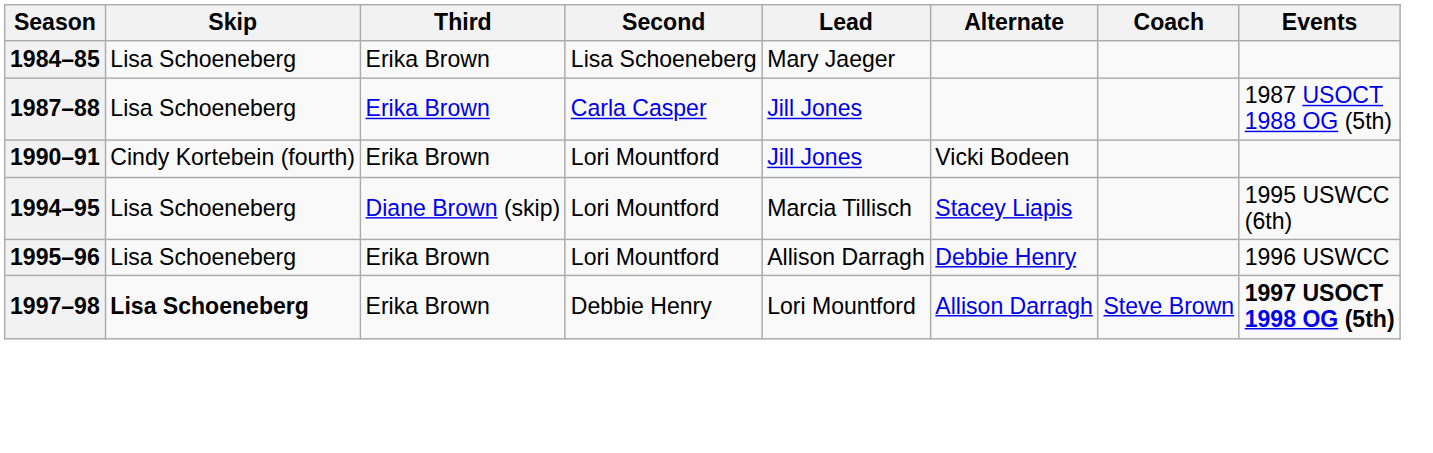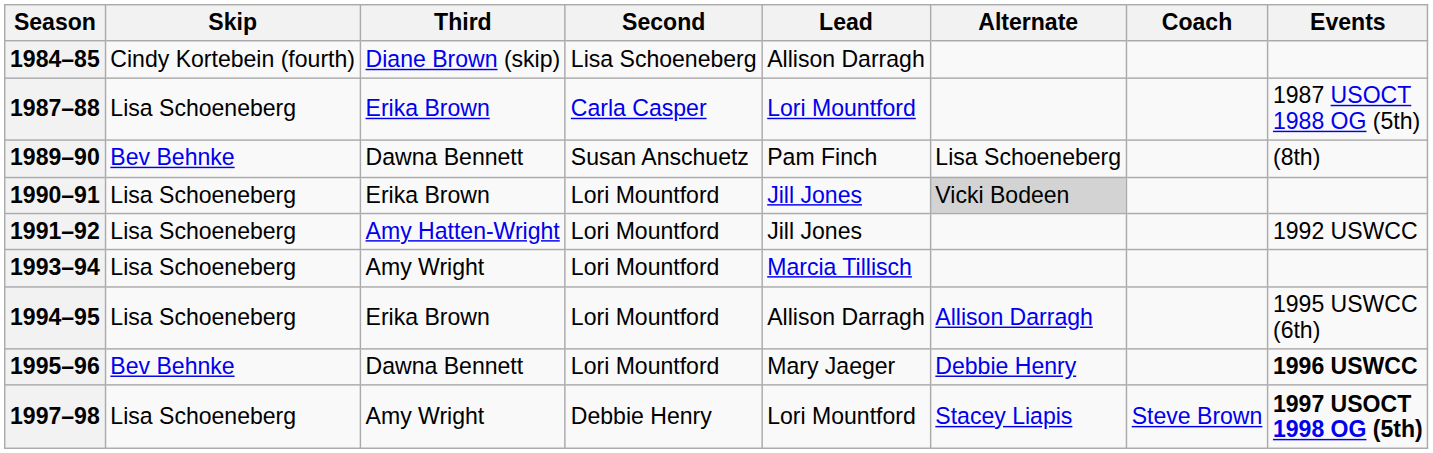(203, 59) Lisa Schoeneberg -> (233, 59) Cindy Kortebein (fourth)
(428, 59) Erika Brown -> (463, 59) Diane Brown (skip)
(831, 59) Mary Jaeger -> (846, 59) Allison Darragh
(815, 108) Jill Jones -> (841, 108) Lori Mountford
+ row: (55, 158)
(233, 158) Cindy Kortebein (fourth) -> (203, 194) Lisa Schoeneberg
(1002, 158) no background -> (1002, 194) lightgrey background
+ row: (55, 231)
+ row: (55, 267)
(463, 207) Diane Brown (skip) -> (428, 317) Erika Brown
(840, 207) Marcia Tillisch -> (846, 317) Allison Darragh
(1004, 207) Stacey Liapis -> (1014, 317) Allison Darragh
(203, 257) Lisa Schoeneberg -> (172, 366) Bev Behnke
(428, 257) Erika Brown -> (444, 366) Dawna Bennett
(846, 257) Allison Darragh -> (831, 366) Mary Jaeger
(1317, 257) normal -> (1345, 366) bold
(210, 306) bold -> (203, 416) normal
(428, 306) Erika Brown -> (425, 416) Amy Wright
(1014, 306) Allison Darragh -> (1004, 416) Stacey Liapis
